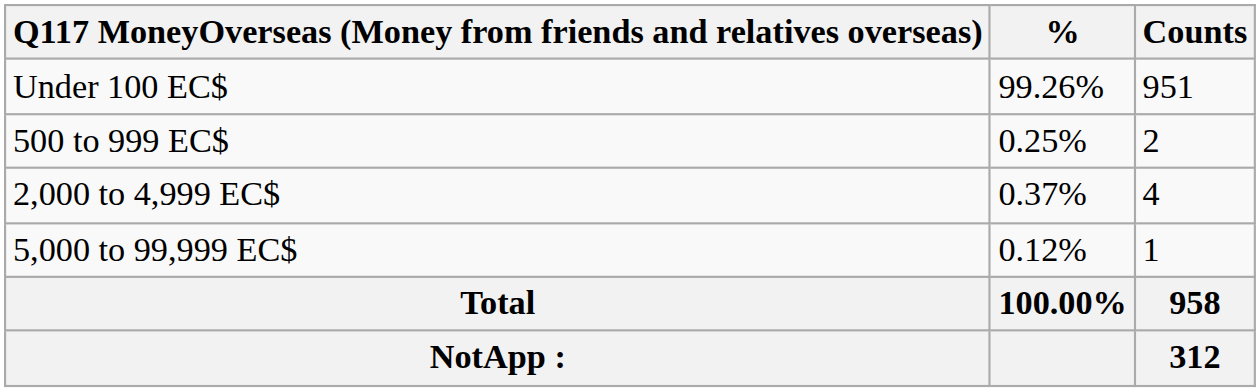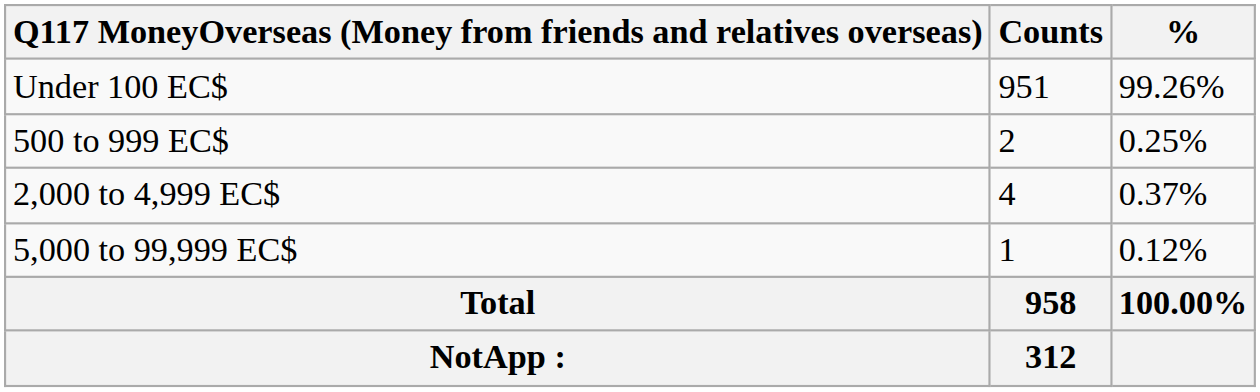columns swapped: (1195, 31) <-> (1063, 31)
